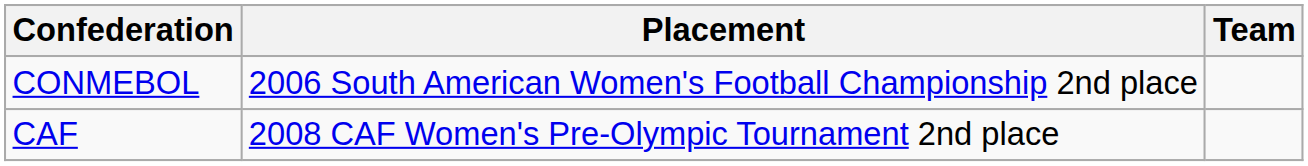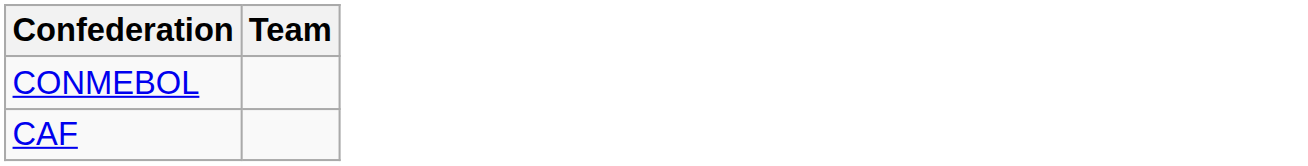- column: (723, 30)
